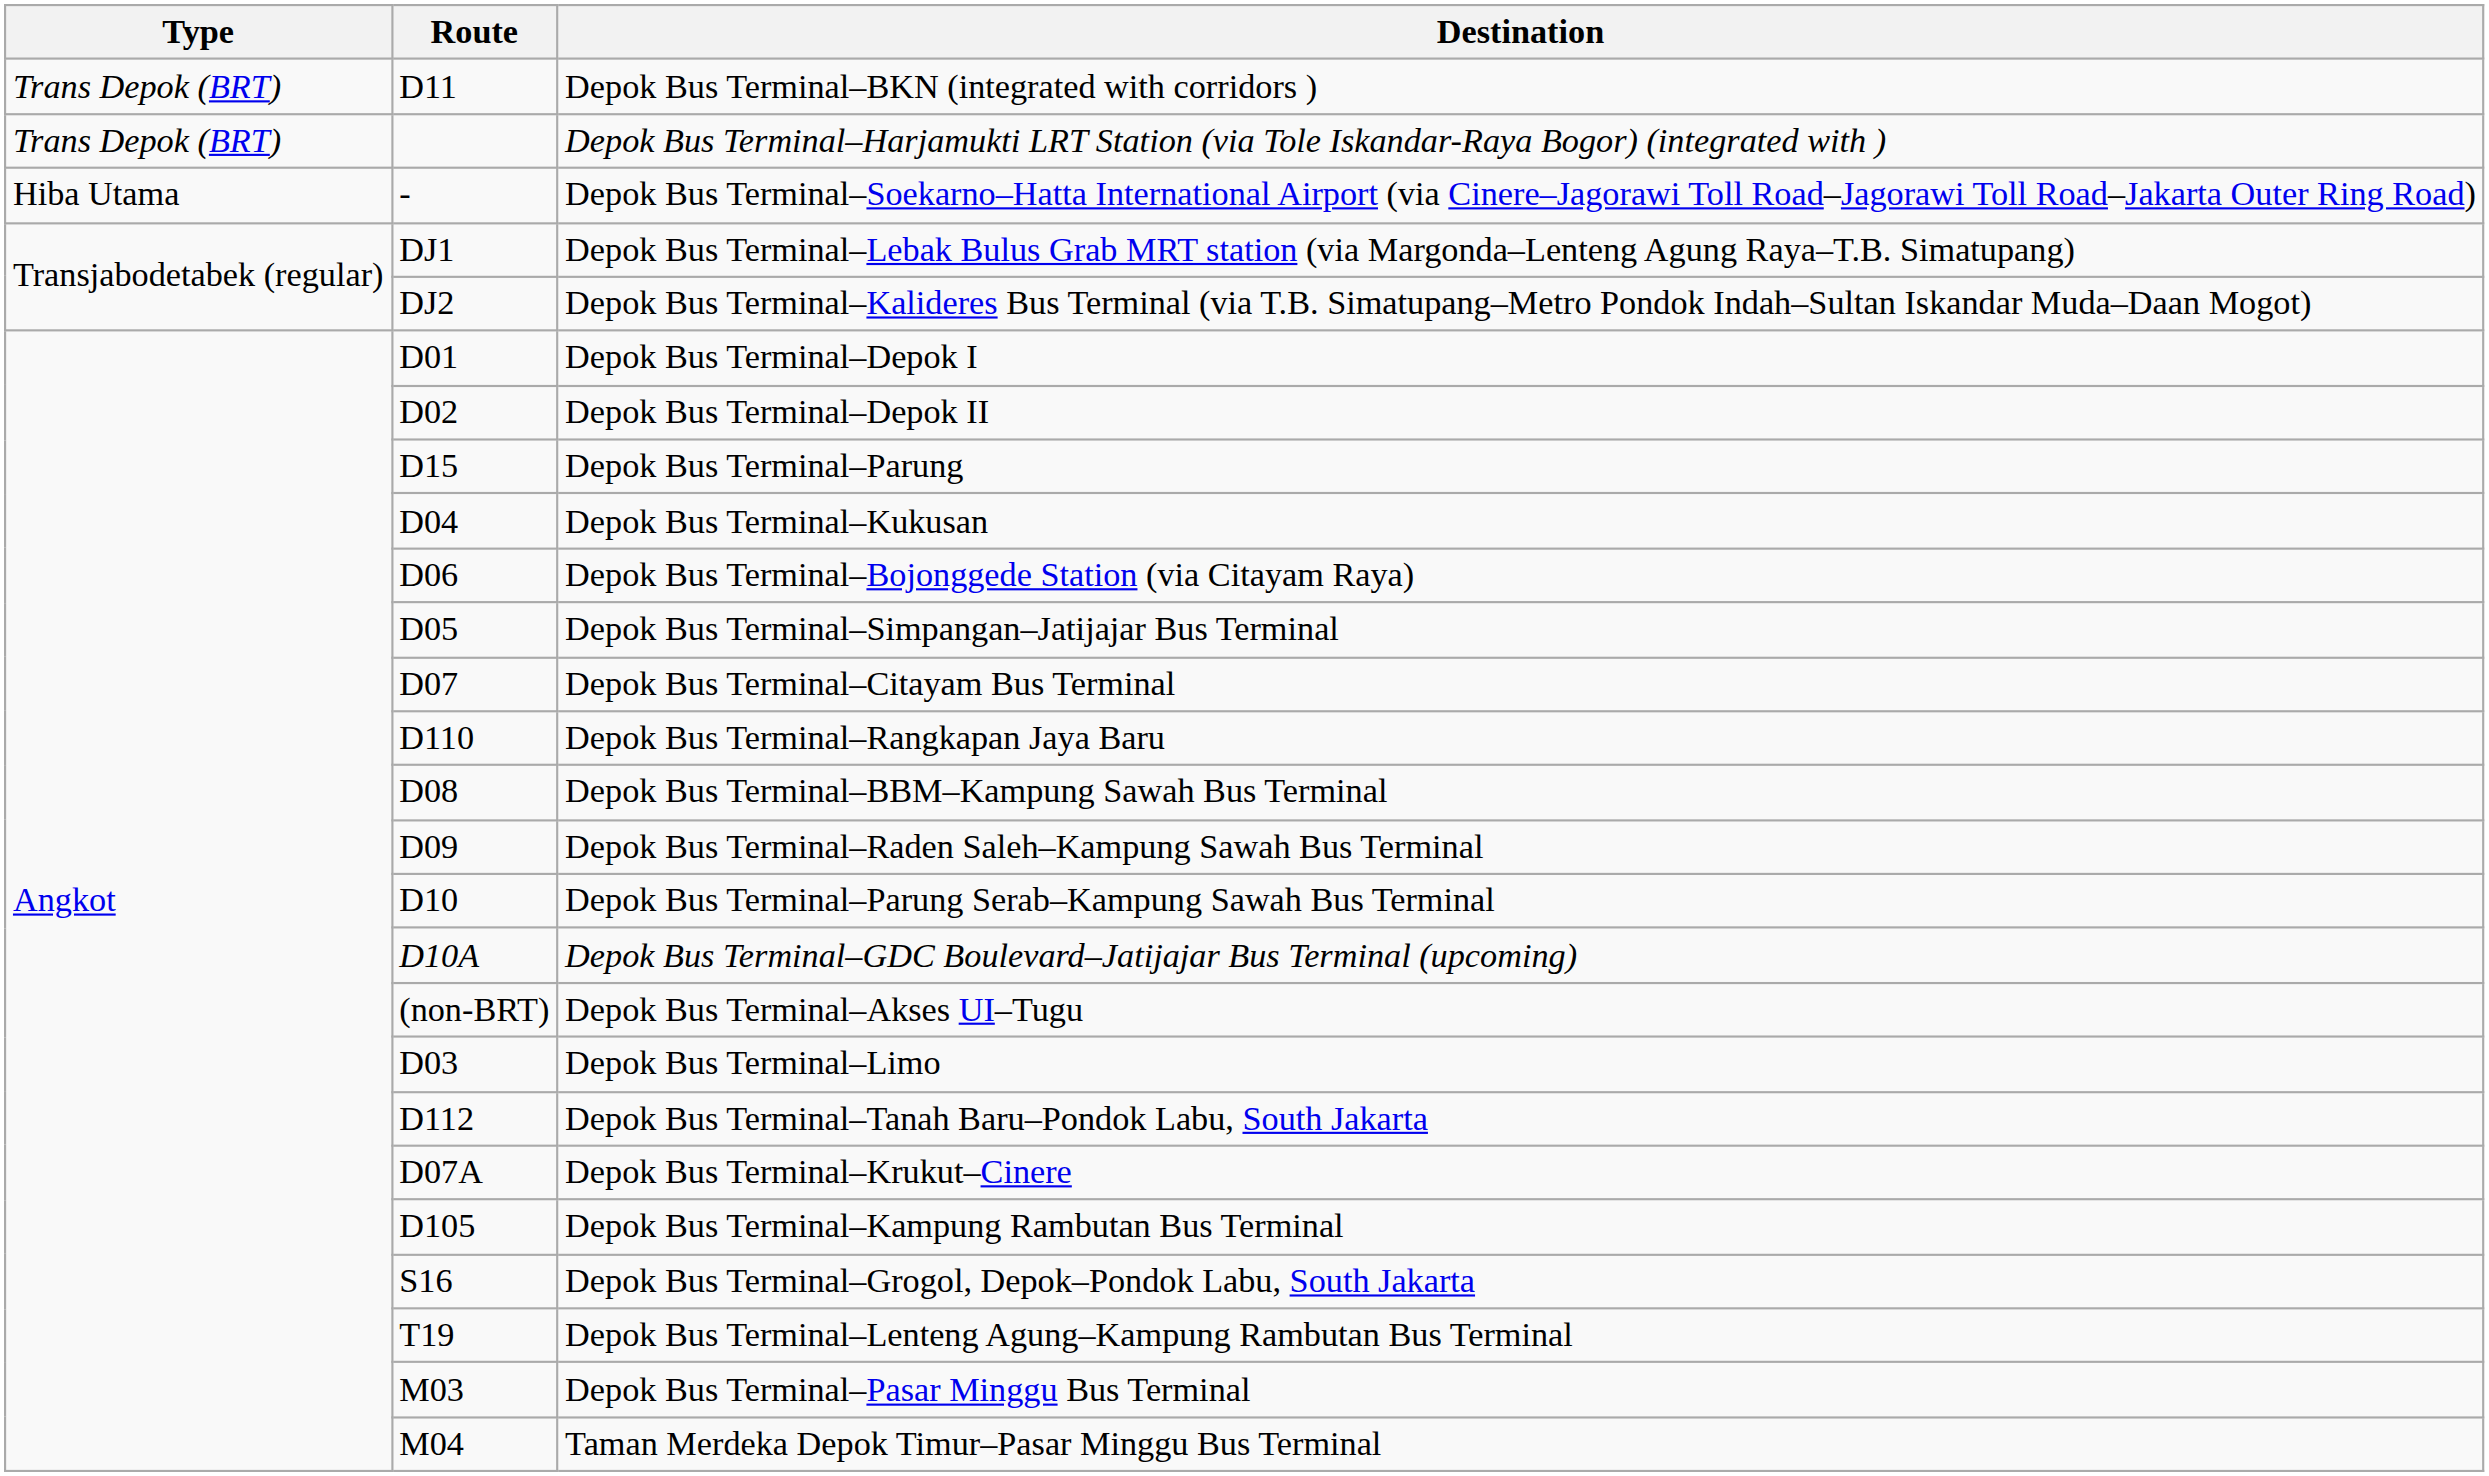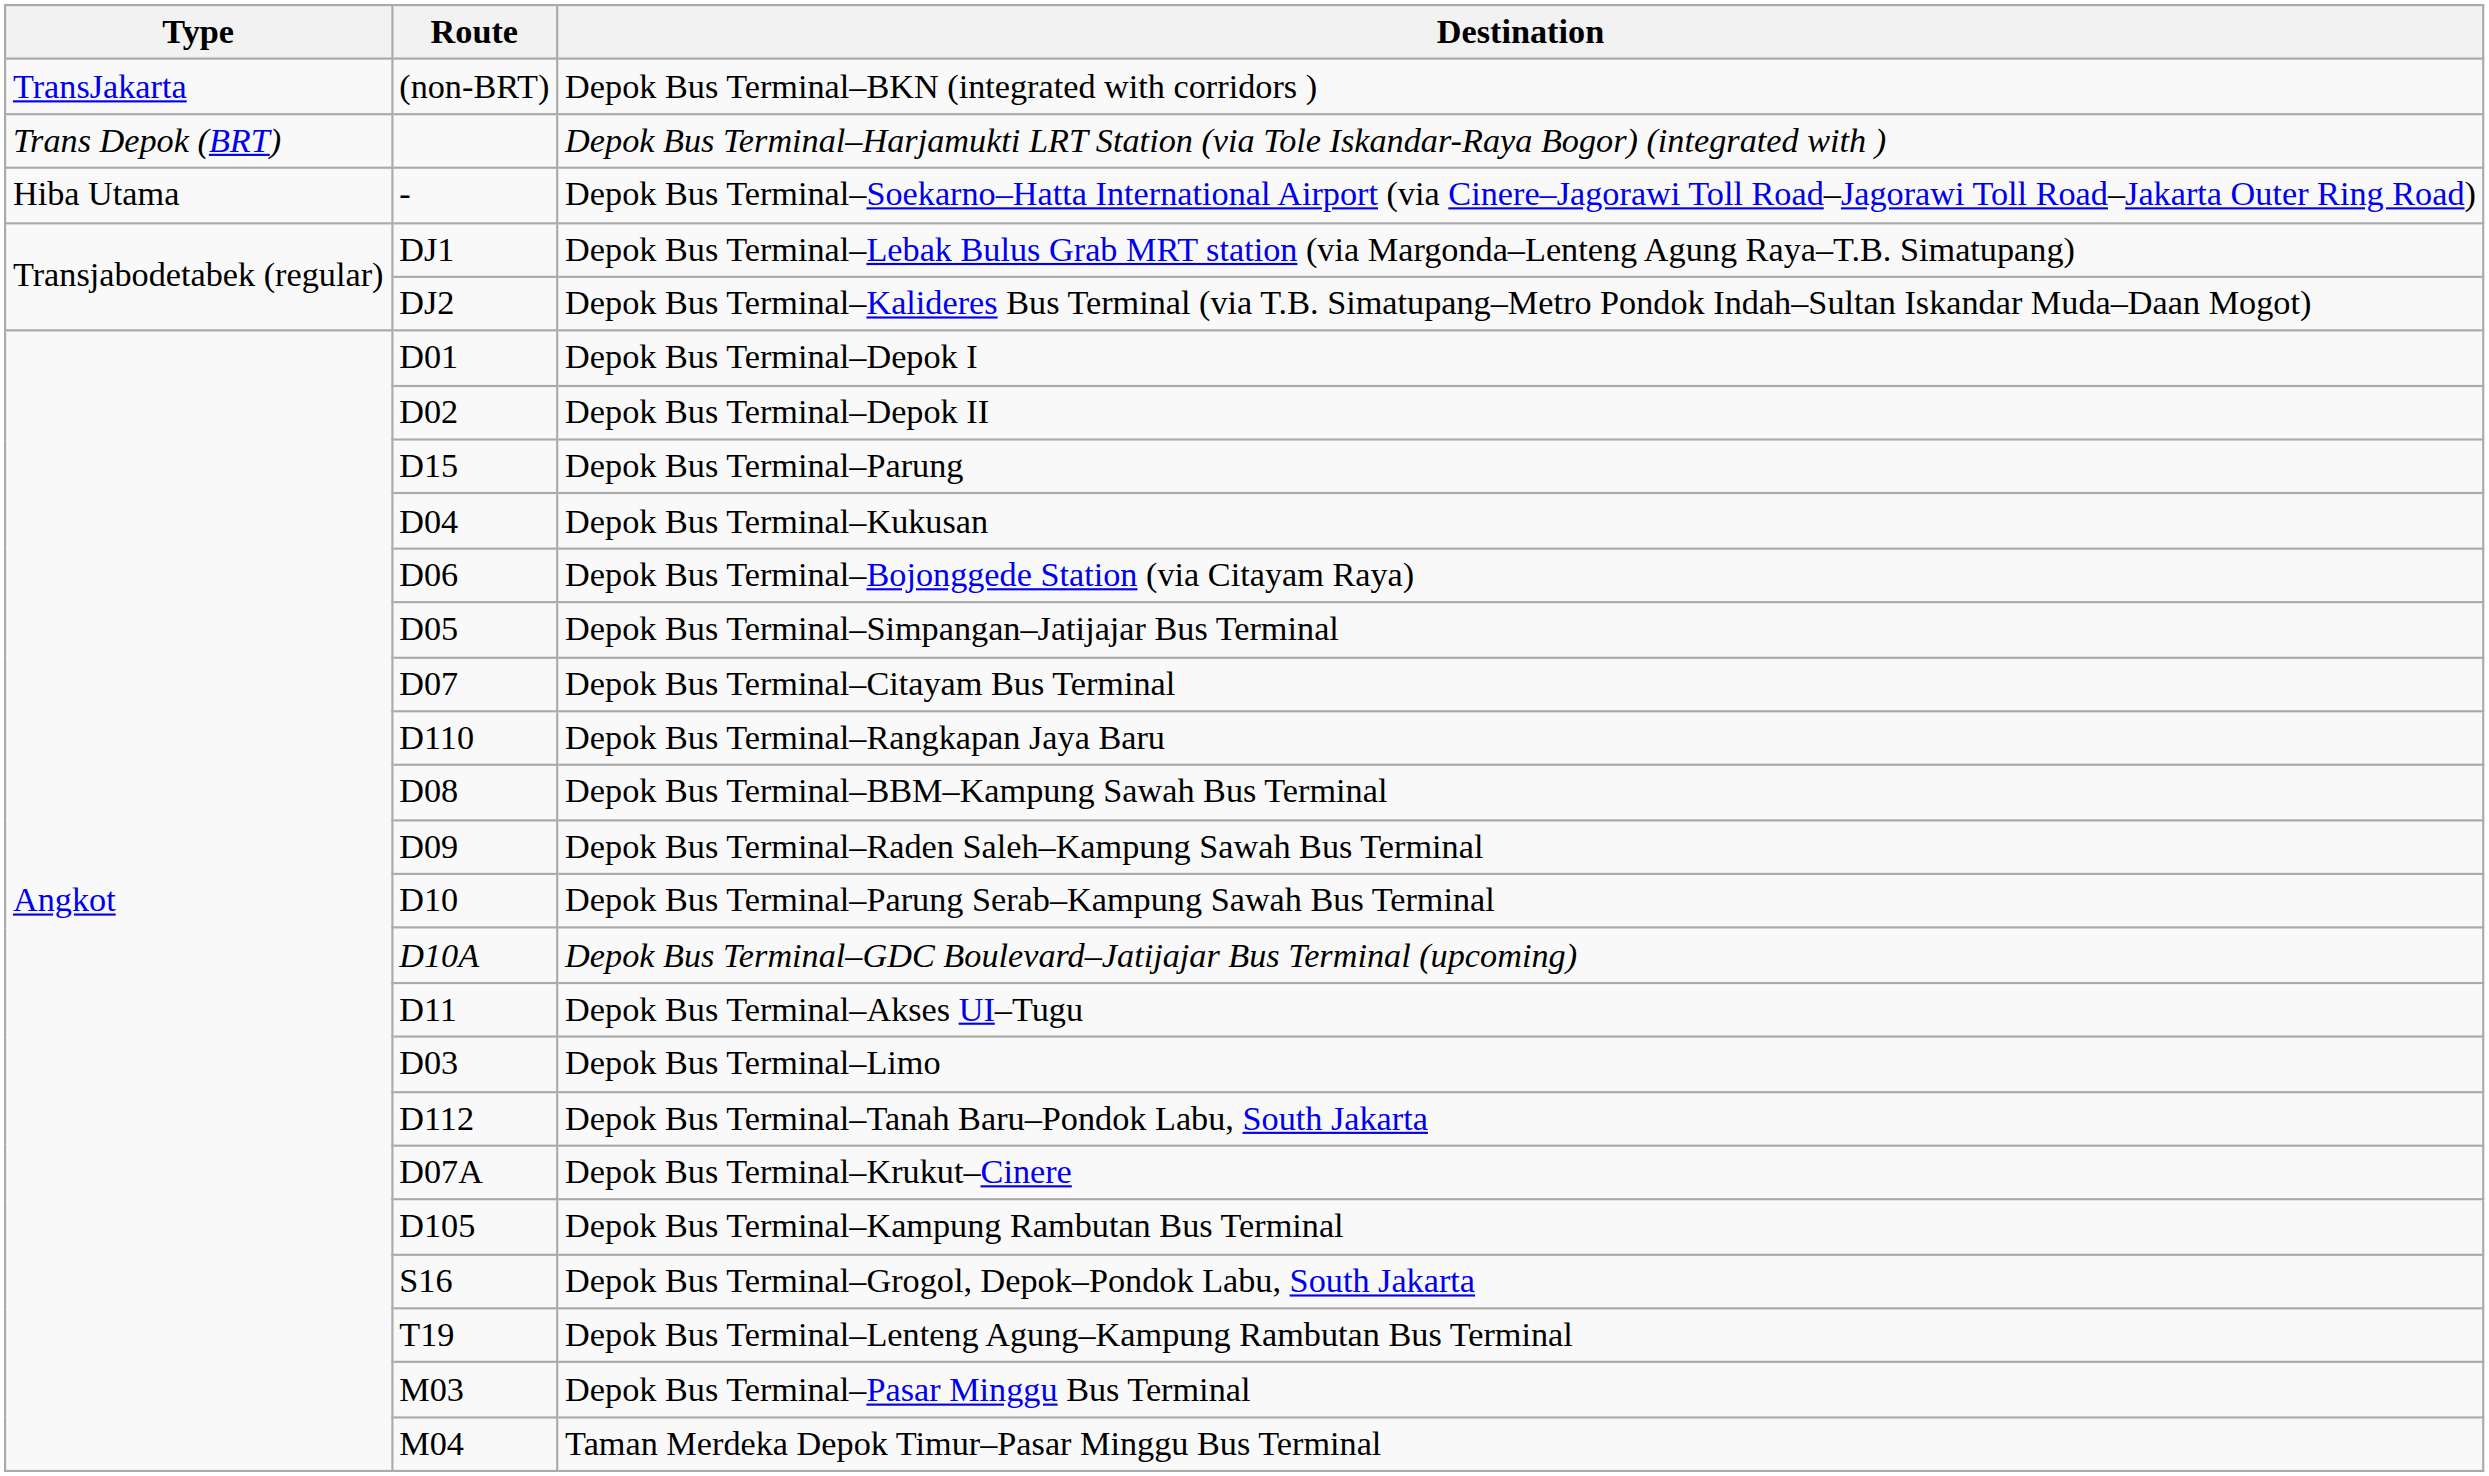(147, 85) Trans Depok (BRT) -> (100, 85) TransJakarta
(428, 85) D11 -> (474, 85) (non-BRT)
(474, 1009) (non-BRT) -> (428, 1009) D11
